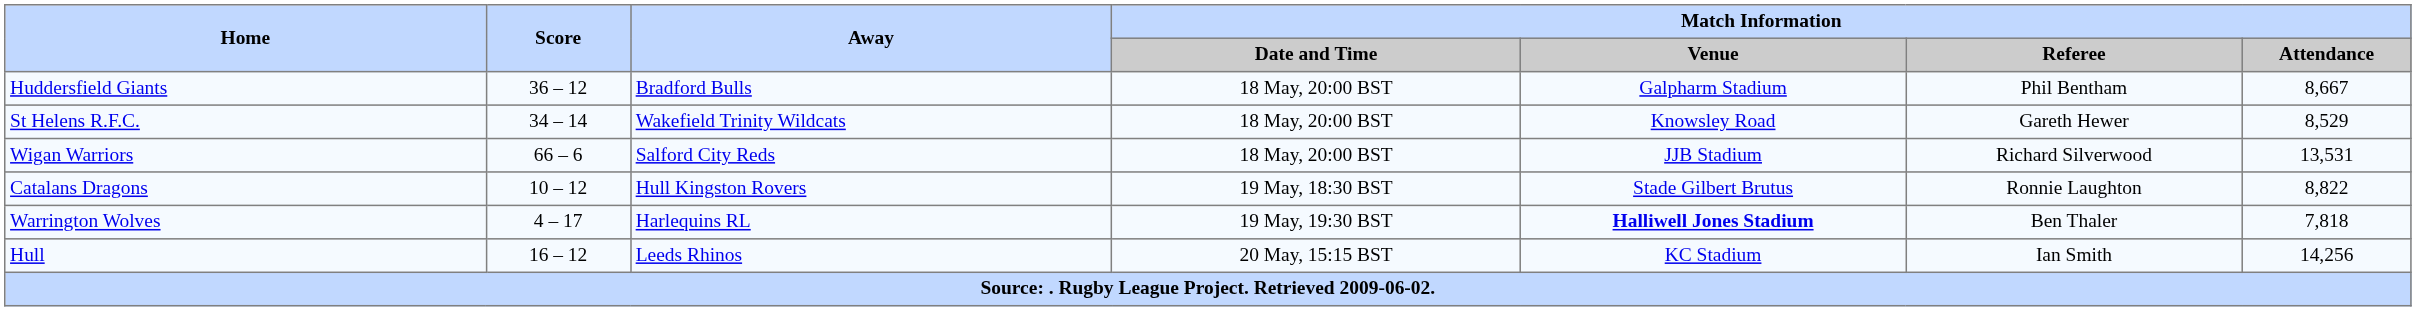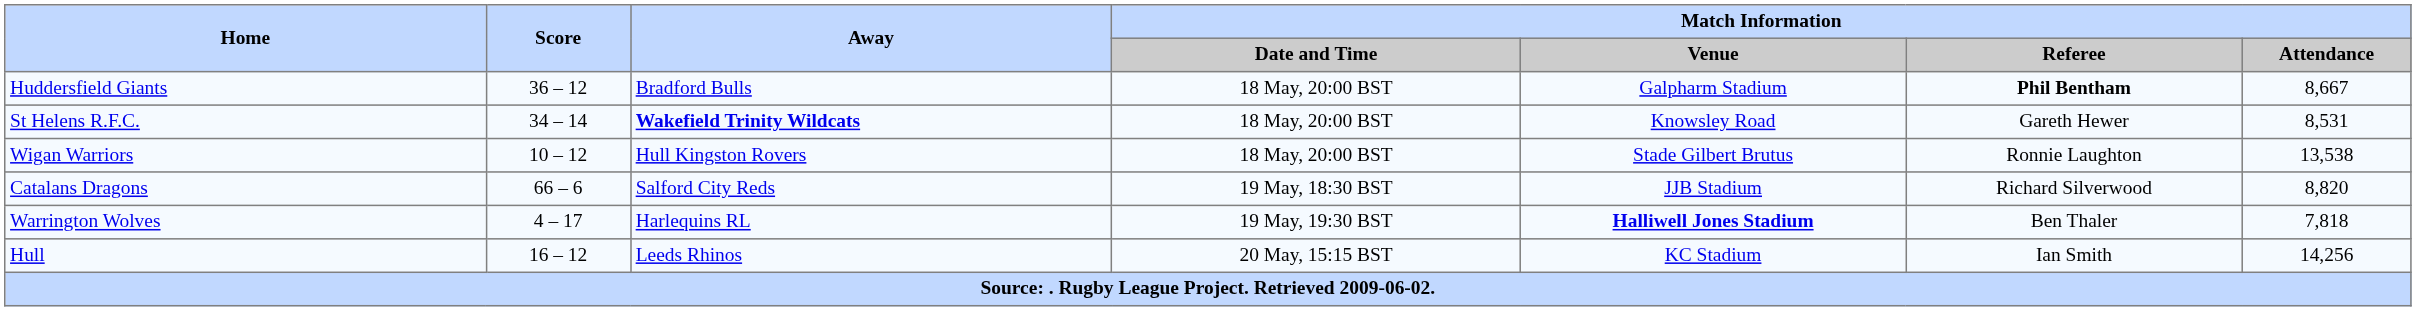(2074, 88) normal -> (2074, 88) bold
(741, 121) normal -> (748, 121) bold
(2327, 121) 8,529 -> (2327, 121) 8,531
(558, 154) 66 – 6 -> (558, 154) 10 – 12
(705, 154) Salford City Reds -> (721, 154) Hull Kingston Rovers
(1713, 154) JJB Stadium -> (1713, 154) Stade Gilbert Brutus
(2074, 154) Richard Silverwood -> (2074, 154) Ronnie Laughton
(2327, 154) 13,531 -> (2327, 154) 13,538
(558, 188) 10 – 12 -> (558, 188) 66 – 6
(721, 188) Hull Kingston Rovers -> (705, 188) Salford City Reds
(1713, 188) Stade Gilbert Brutus -> (1713, 188) JJB Stadium
(2074, 188) Ronnie Laughton -> (2074, 188) Richard Silverwood
(2327, 188) 8,822 -> (2327, 188) 8,820
